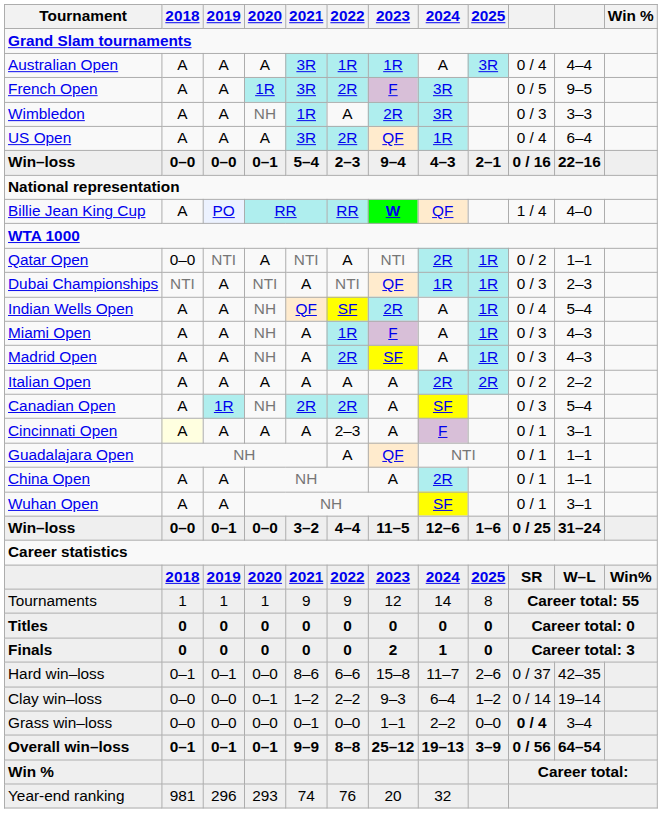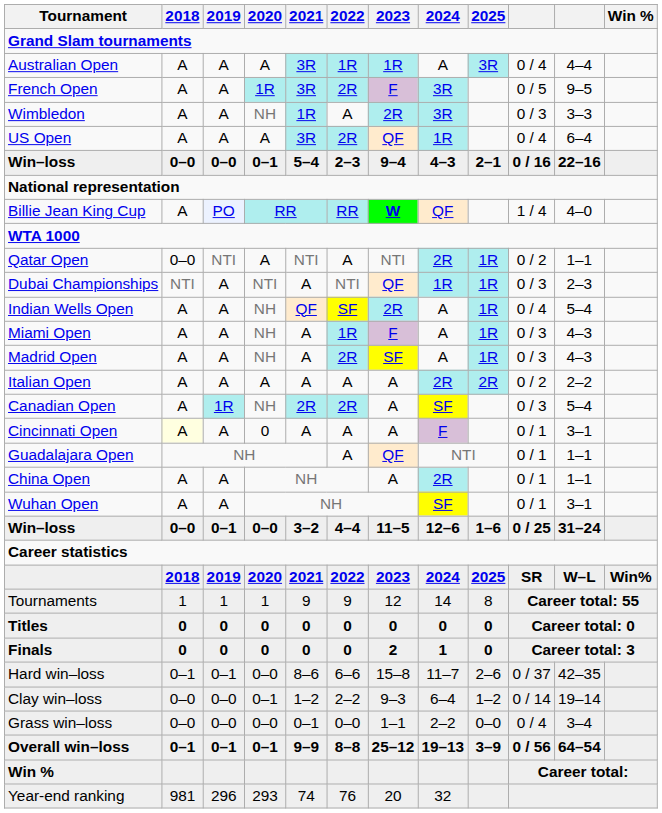(265, 430) A -> (265, 430) 0
(347, 430) 2–3 -> (347, 430) A
(532, 723) bold -> (532, 723) normal
